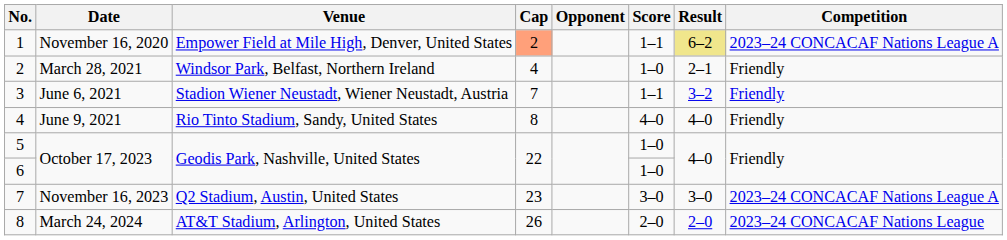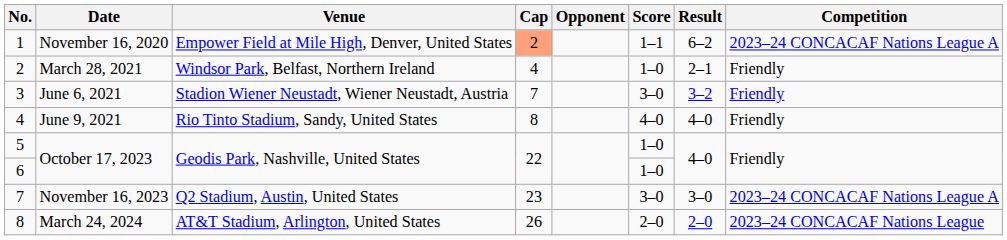(700, 42) khaki background -> (700, 42) no background
(652, 94) 1–1 -> (652, 94) 3–0
